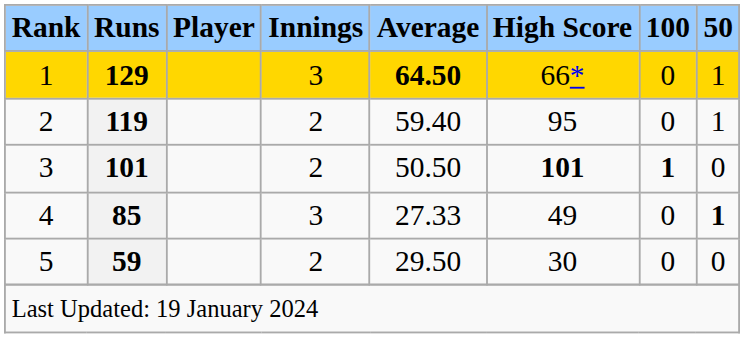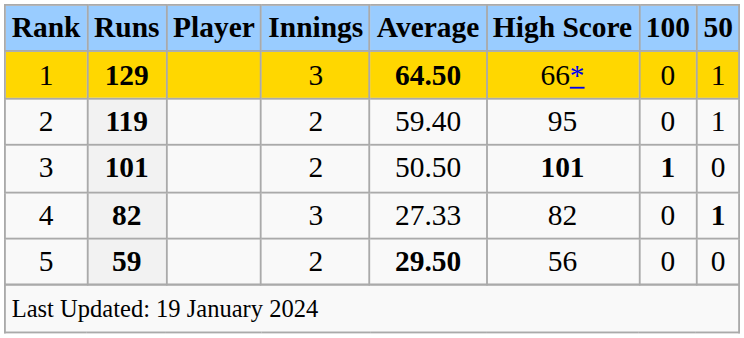(127, 214) 85 -> (127, 214) 82
(562, 214) 49 -> (562, 214) 82
(428, 261) normal -> (428, 261) bold
(562, 261) 30 -> (562, 261) 56
